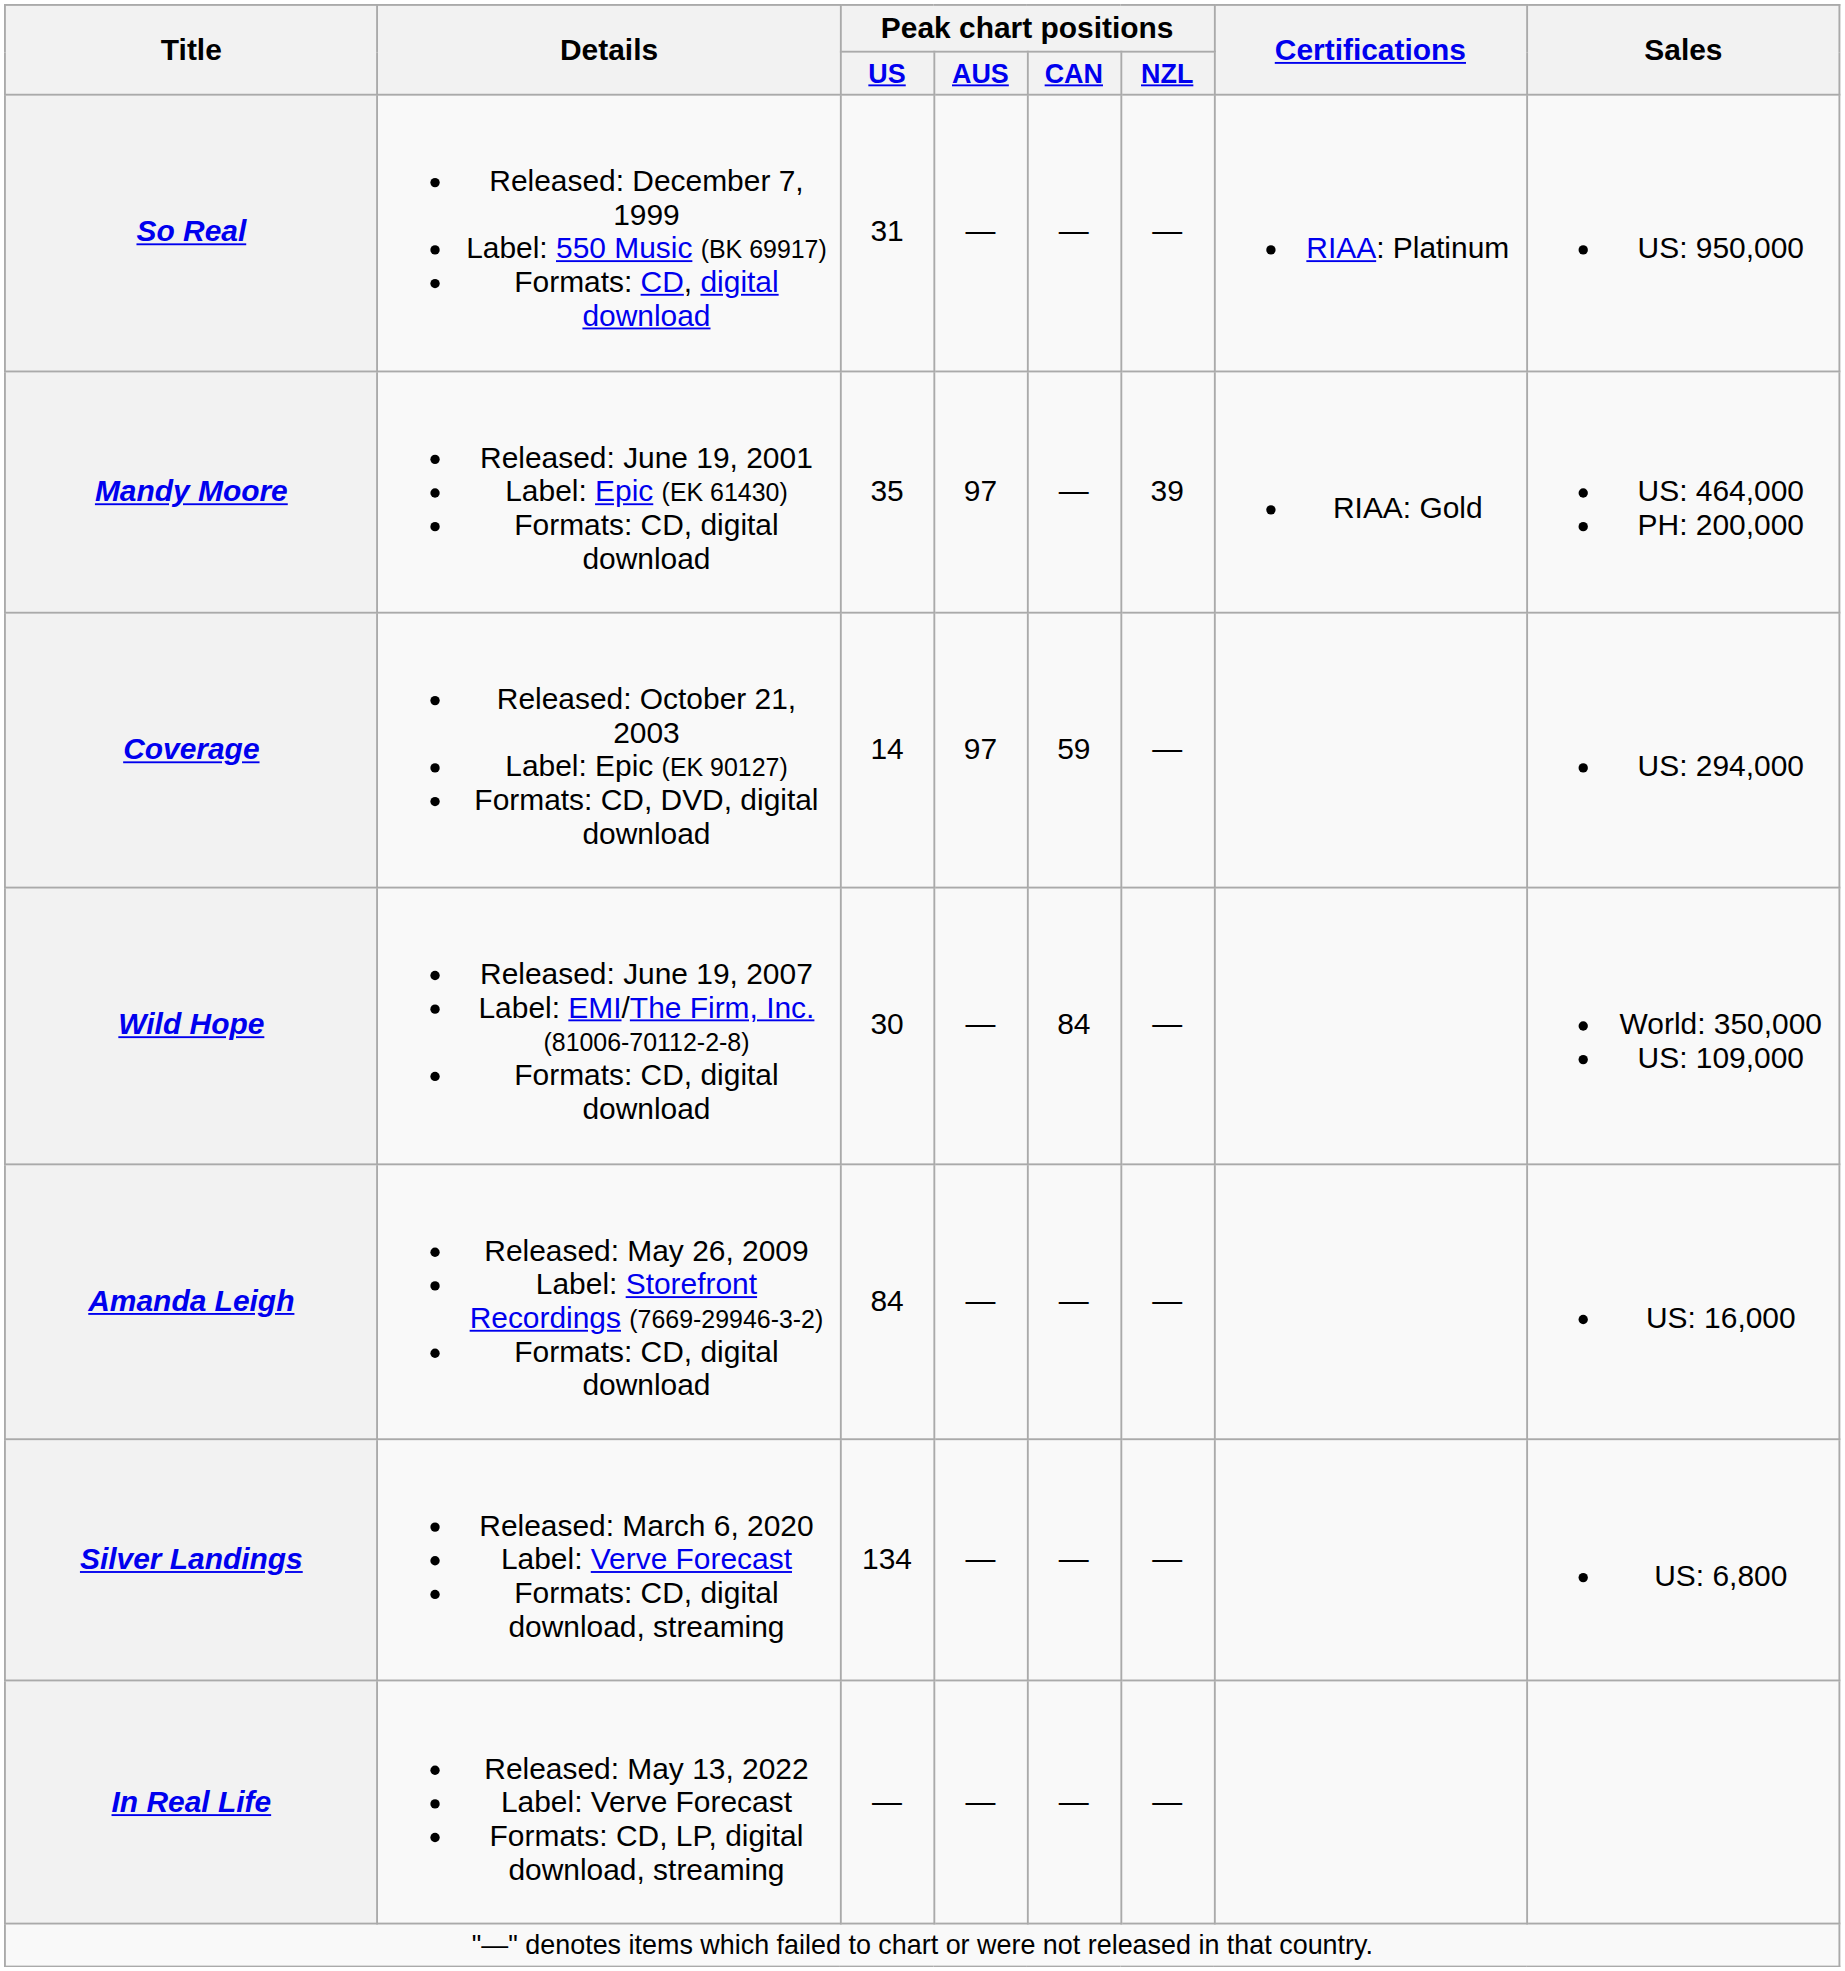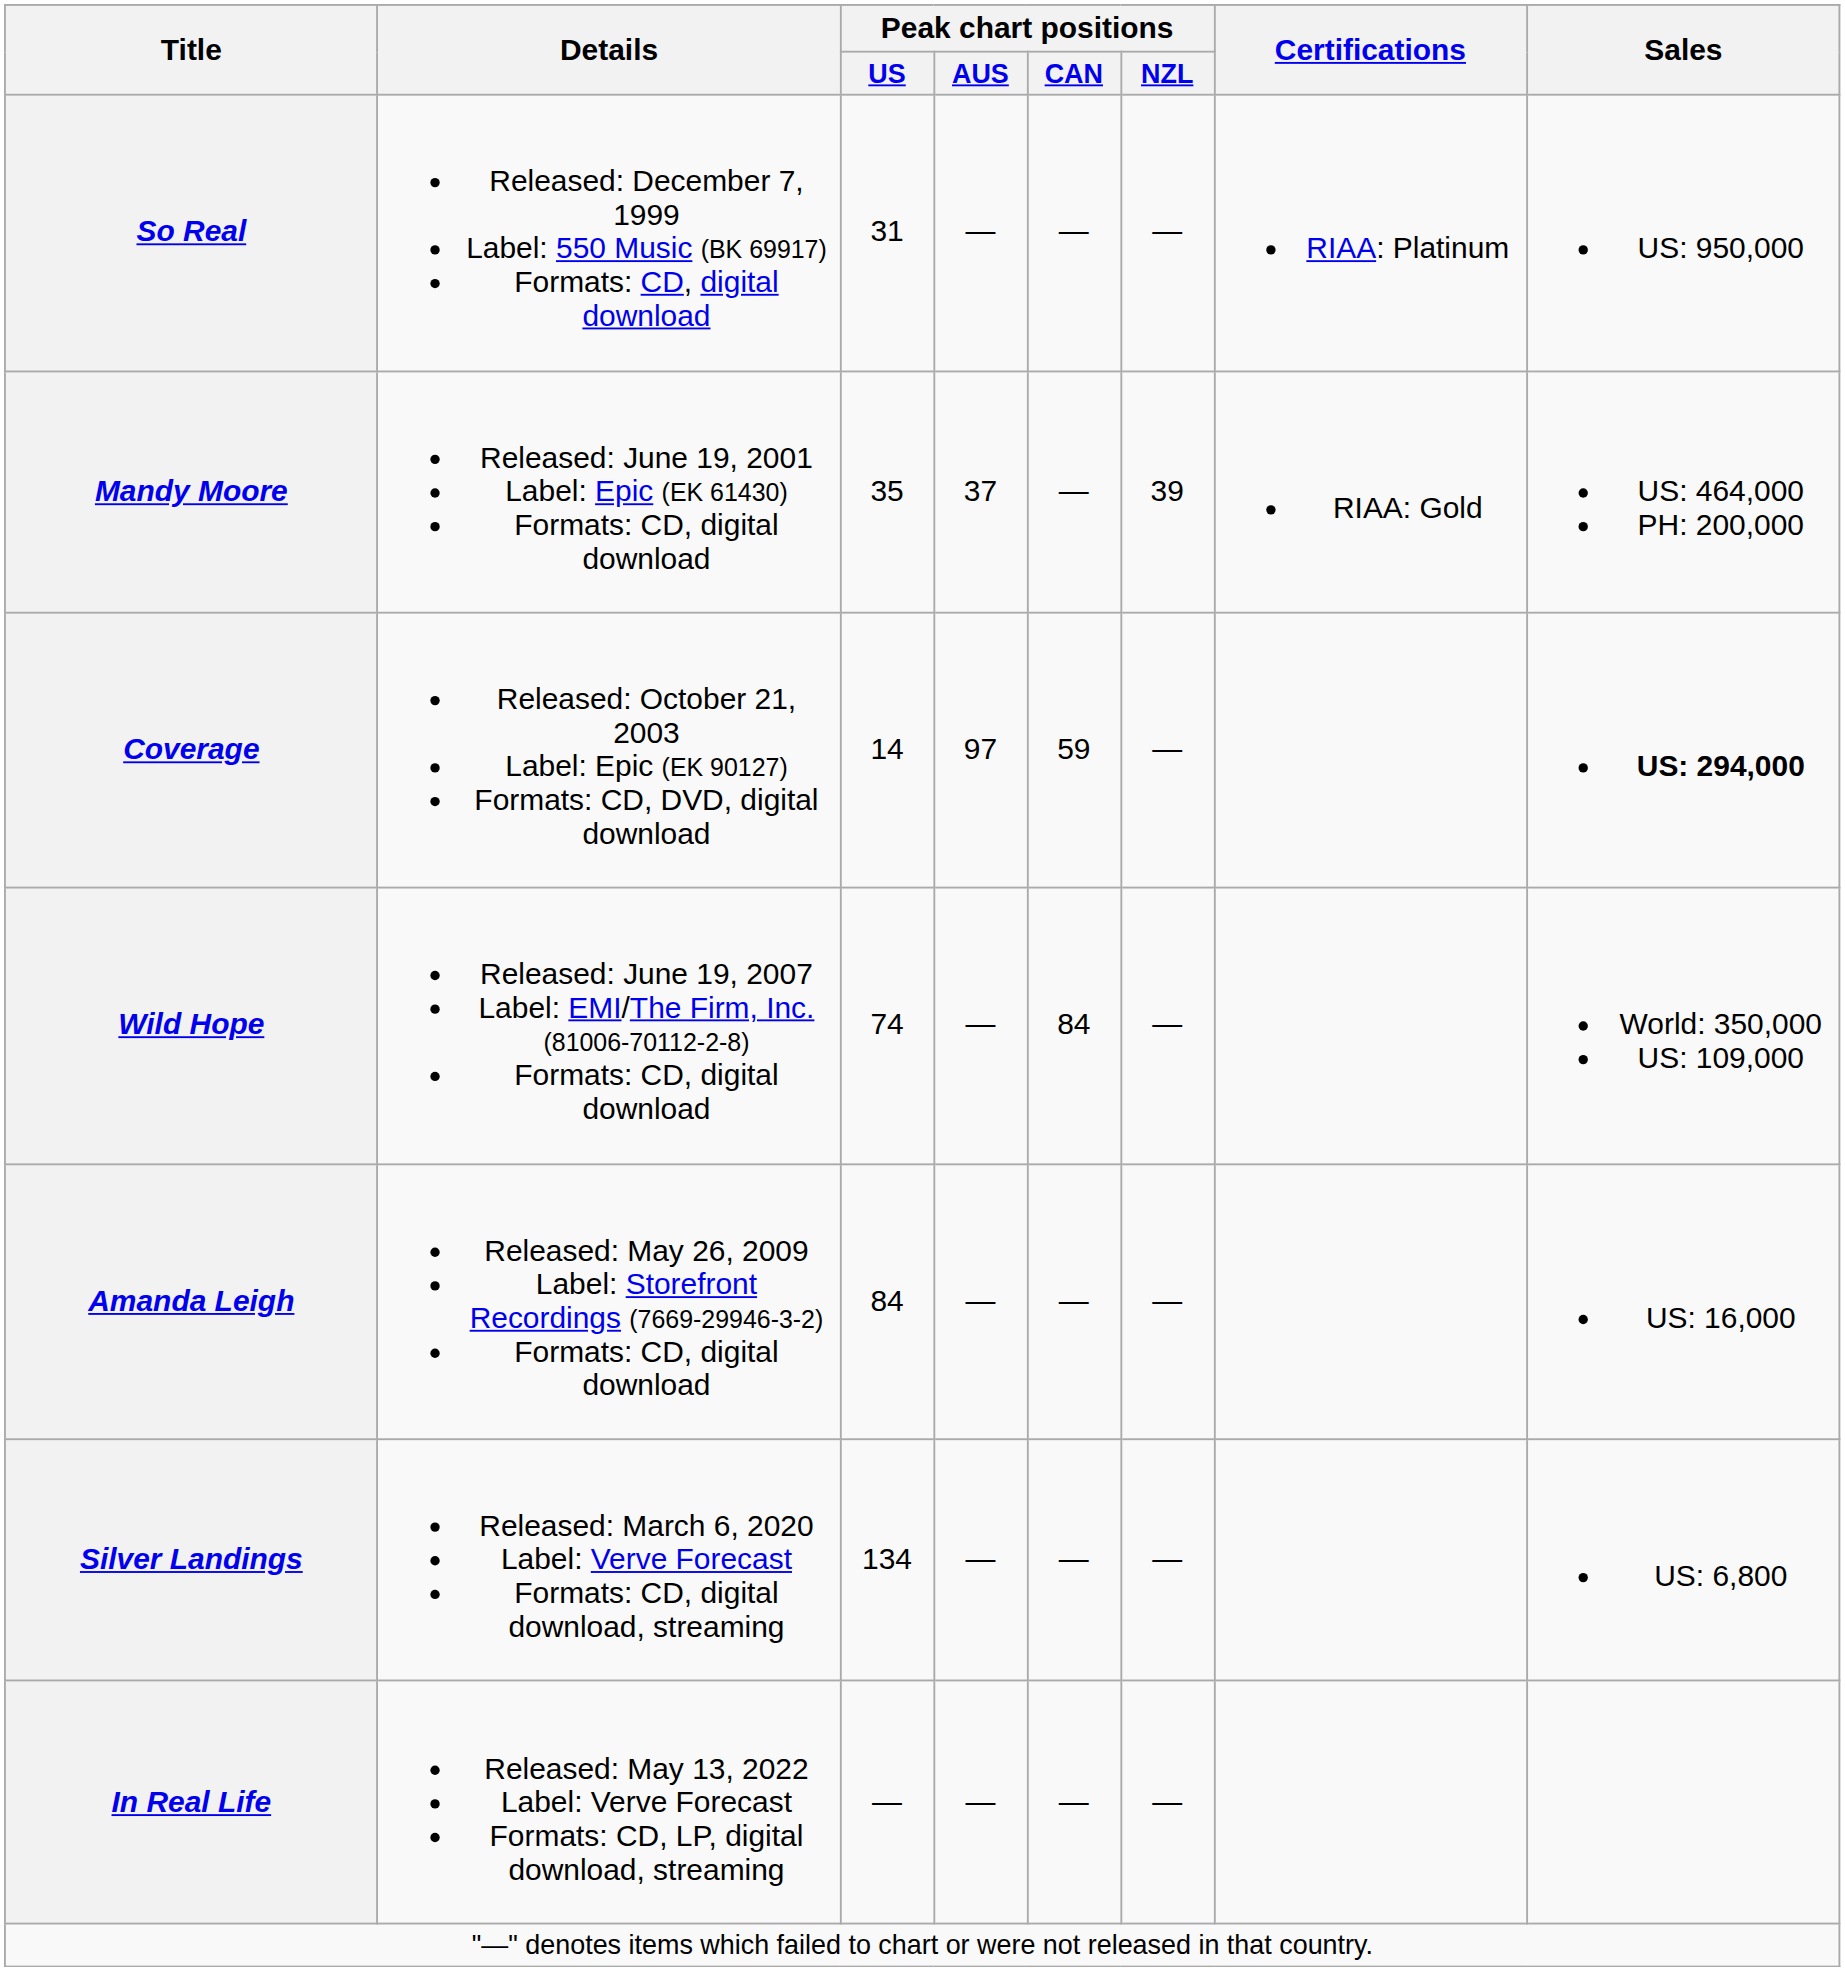(980, 491) 97 -> (980, 491) 37
(1683, 767) normal -> (1683, 767) bold
(887, 1025) 30 -> (887, 1025) 74
